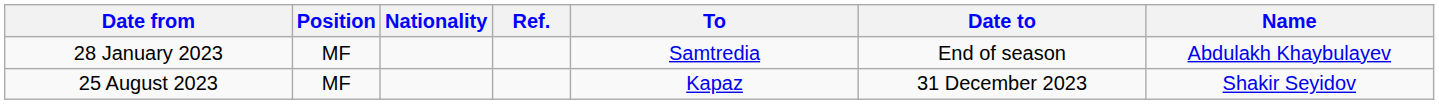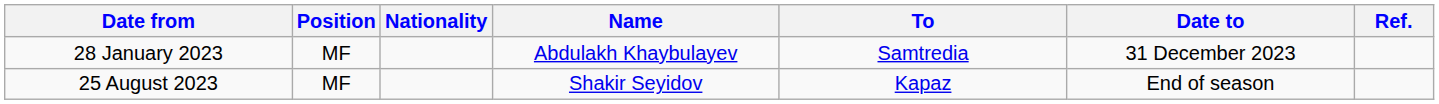columns swapped: (1289, 21) <-> (531, 21)
(1002, 53) End of season -> (1210, 53) 31 December 2023
(1002, 84) 31 December 2023 -> (1210, 84) End of season
